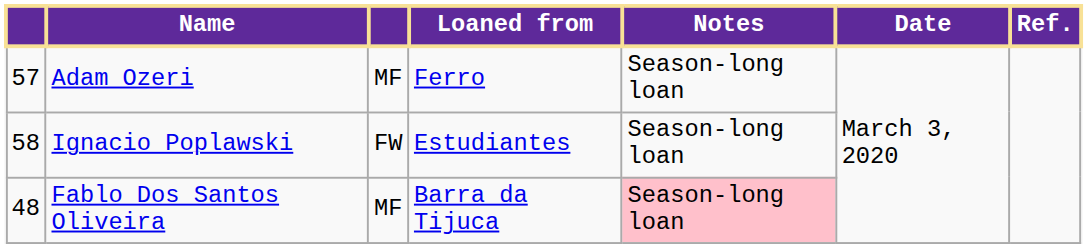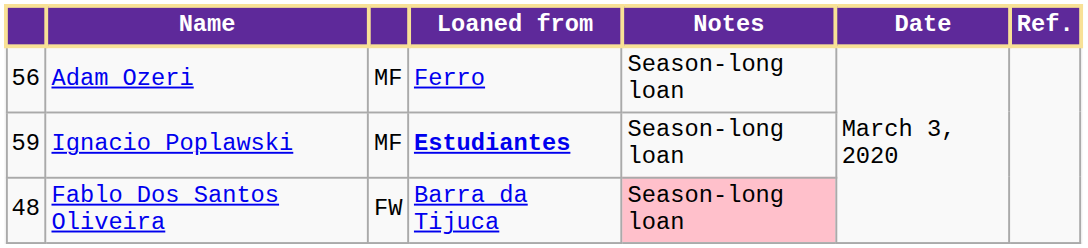(26, 80) 57 -> (26, 80) 56
(26, 145) 58 -> (26, 145) 59
(388, 145) FW -> (388, 145) MF
(492, 145) normal -> (492, 145) bold
(388, 210) MF -> (388, 210) FW
